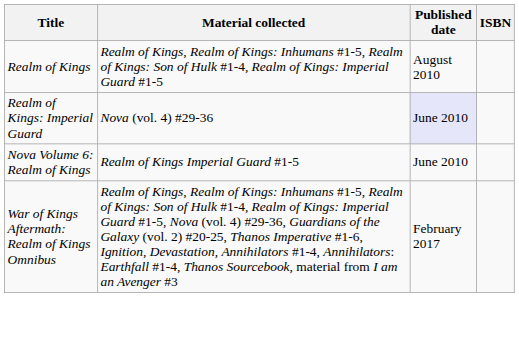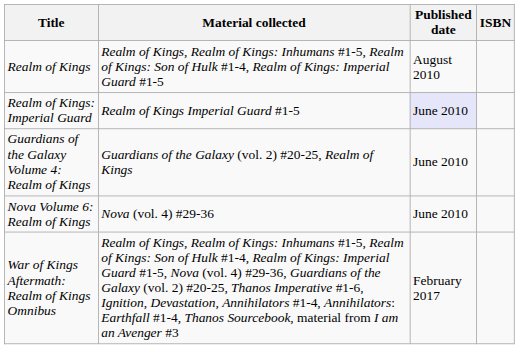(157, 118) Nova (vol. 4) #29-36 -> (200, 110) Realm of Kings Imperial Guard #1-5
+ row: (49, 162)
(200, 162) Realm of Kings Imperial Guard #1-5 -> (158, 213) Nova (vol. 4) #29-36
